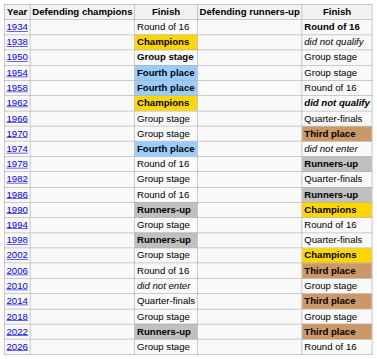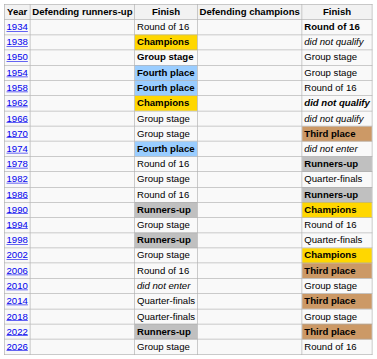columns swapped: (82, 12) <-> (250, 12)
(333, 118) Quarter-finals -> (334, 118) did not qualify
(163, 316) Group stage -> (166, 316) Quarter-finals
